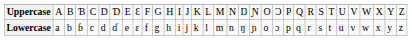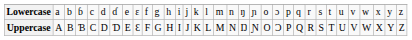rows swapped: (29, 12) <-> (29, 27)
